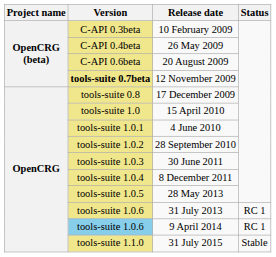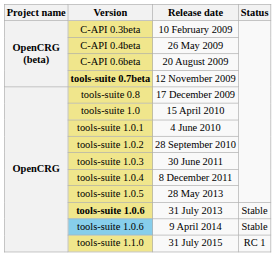(110, 210) normal -> (110, 210) bold
(255, 210) RC 1 -> (255, 210) Stable
(255, 227) RC 1 -> (255, 227) Stable
(255, 243) Stable -> (255, 243) RC 1
